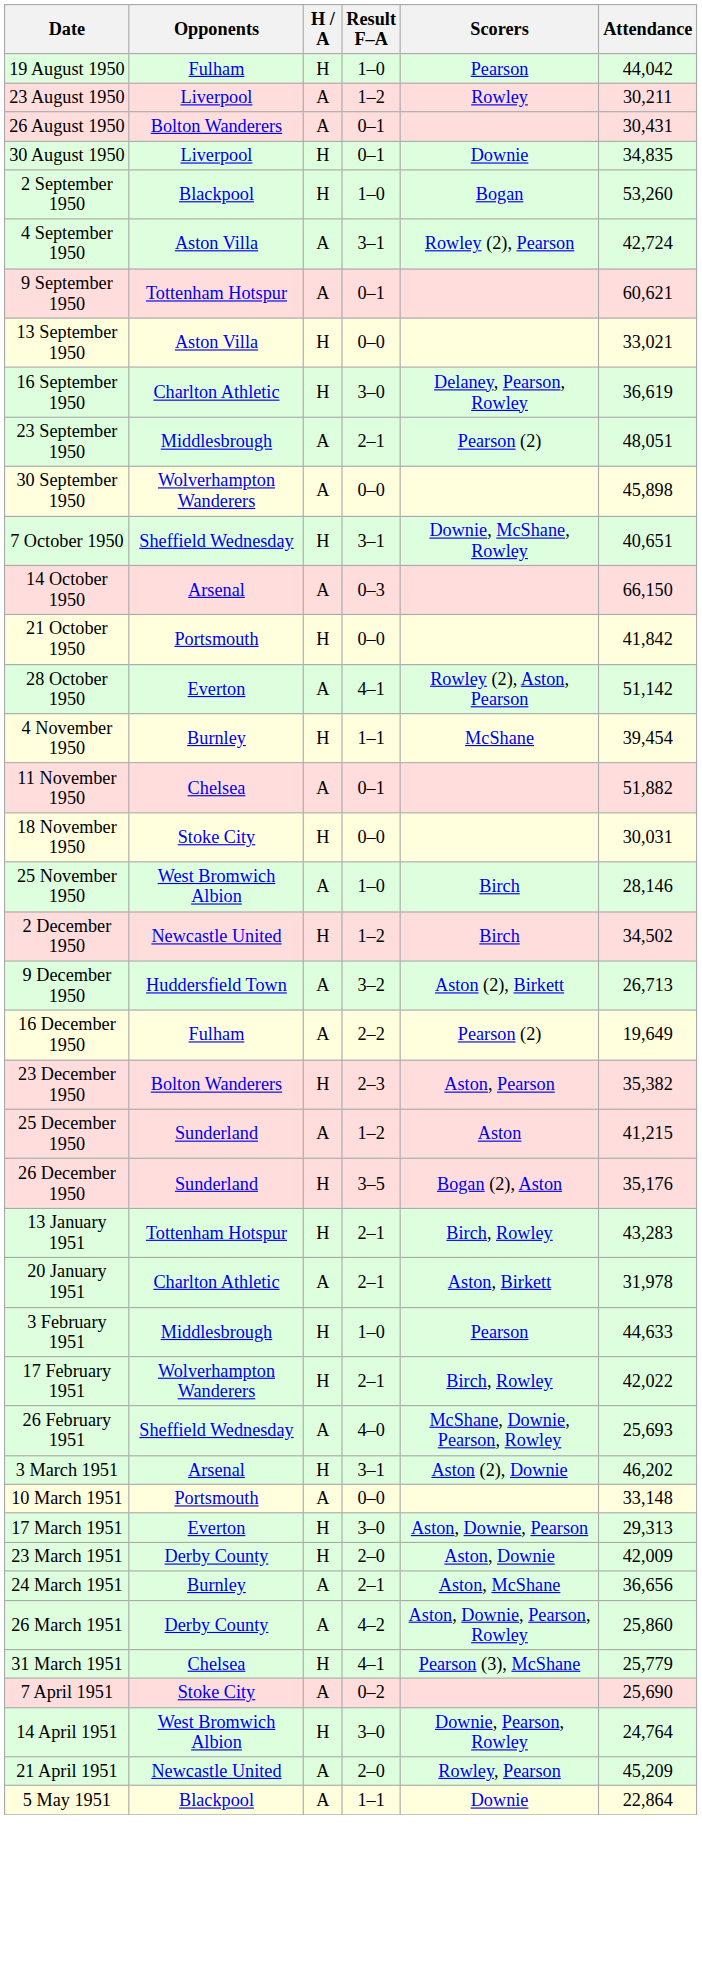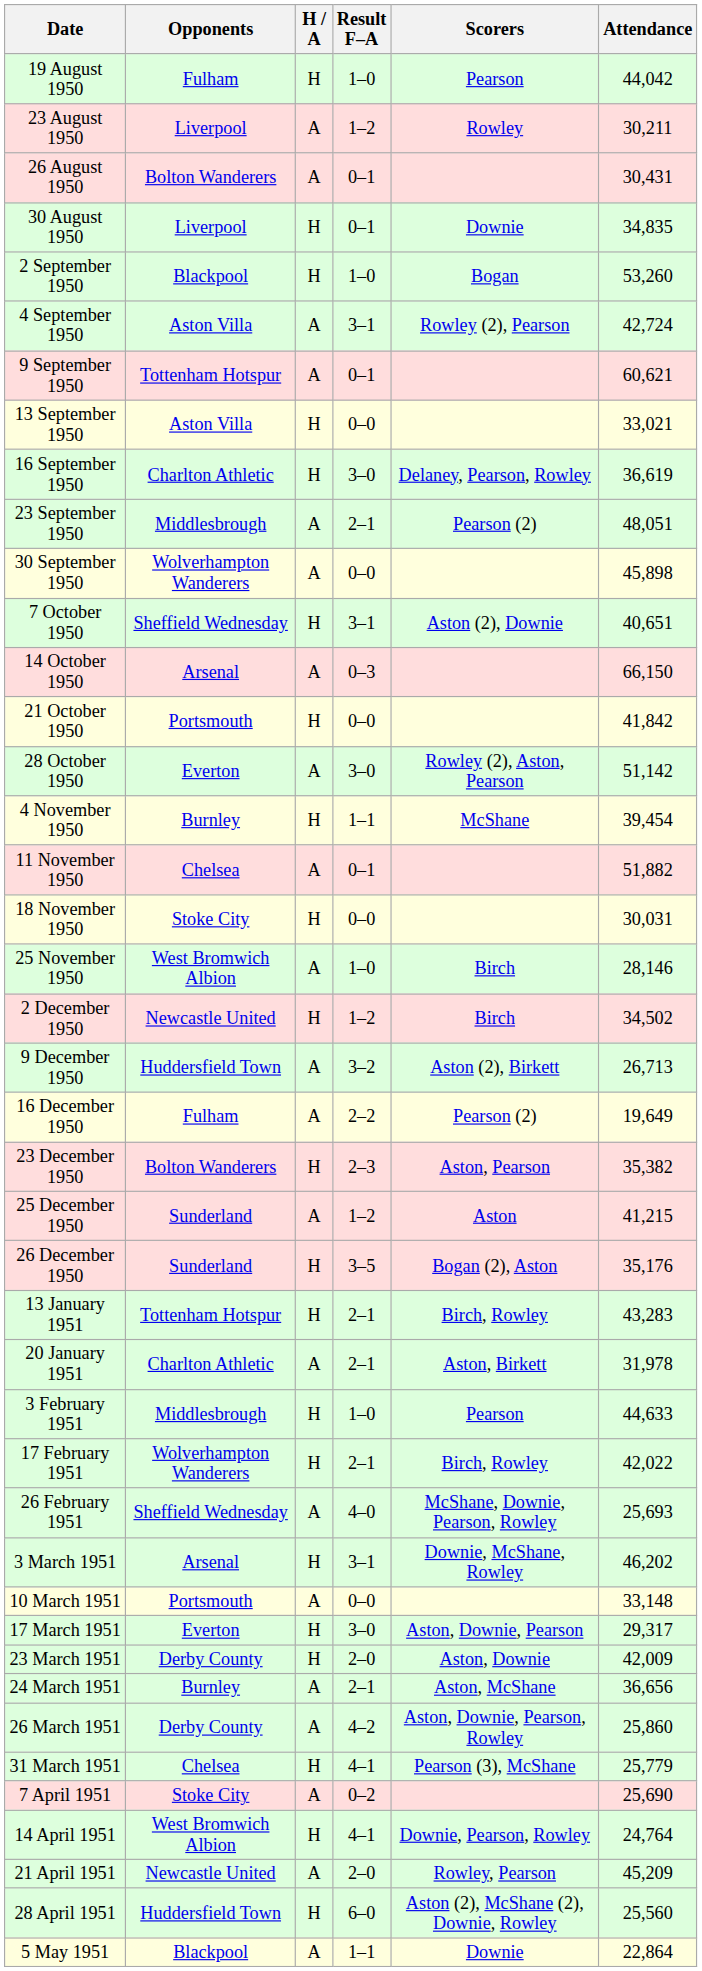(500, 540) Downie, McShane, Rowley -> (495, 622) Aston (2), Downie
(371, 688) 4–1 -> (362, 770) 3–0
(500, 1469) Aston (2), Downie -> (495, 1562) Downie, McShane, Rowley
(648, 1527) 29,313 -> (648, 1630) 29,317
(371, 1731) 3–0 -> (362, 1834) 4–1
+ row: (65, 1912)
